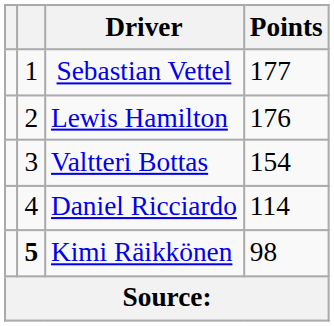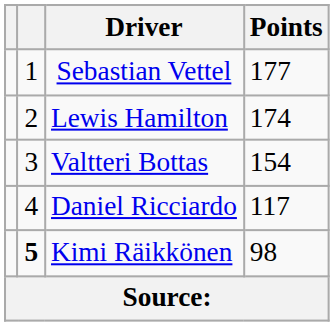(270, 116) 176 -> (270, 116) 174
(270, 207) 114 -> (270, 207) 117
